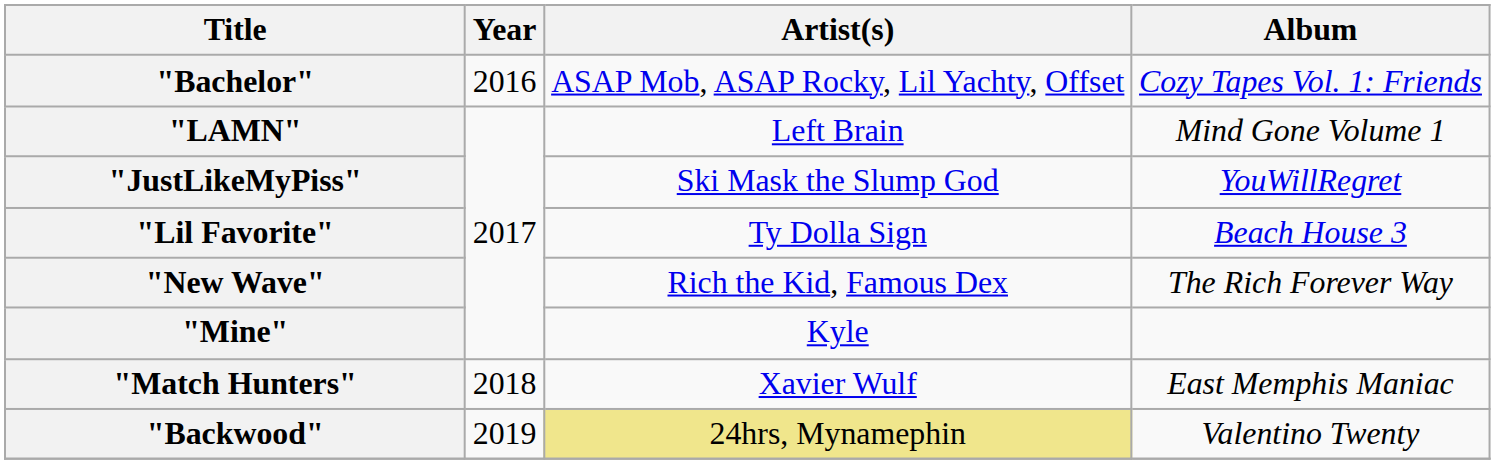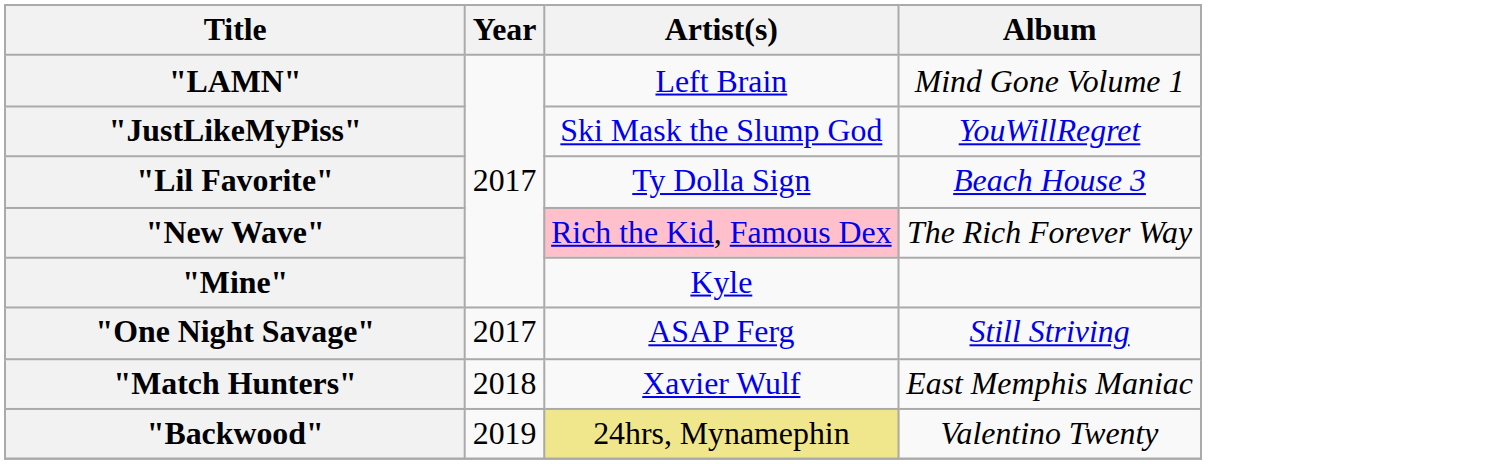- row: (235, 80)
(838, 282) no background -> (721, 231) pink background
+ row: (235, 332)
